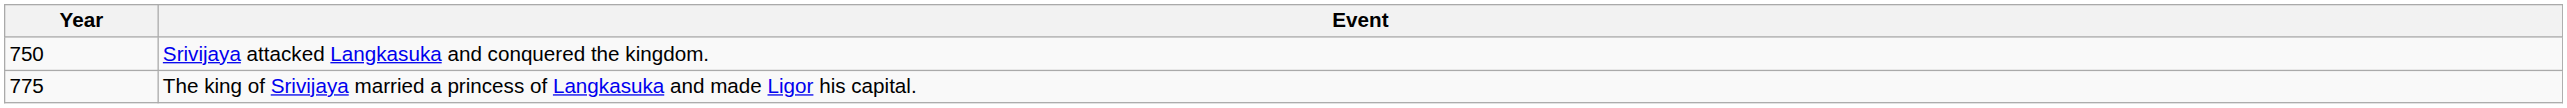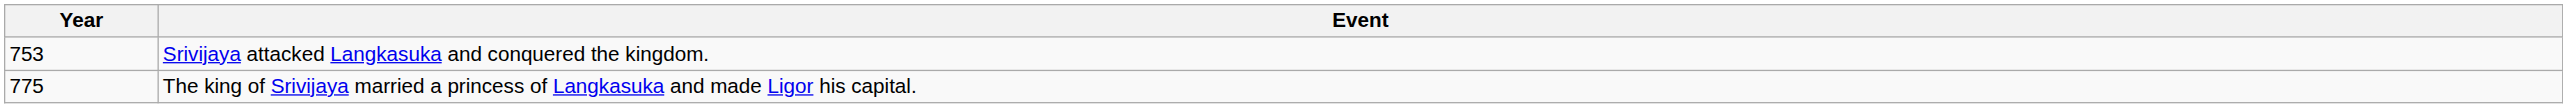(27, 53) 750 -> (27, 53) 753
